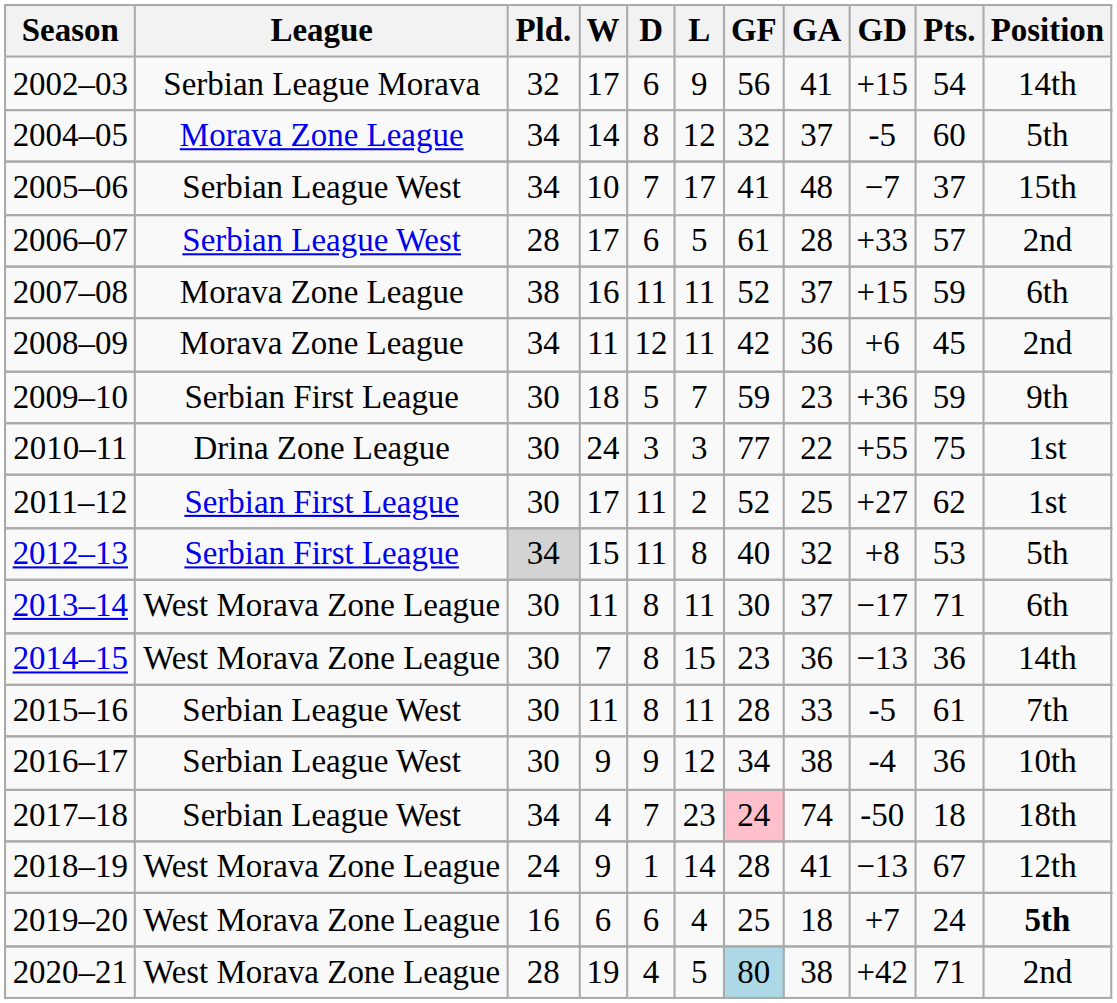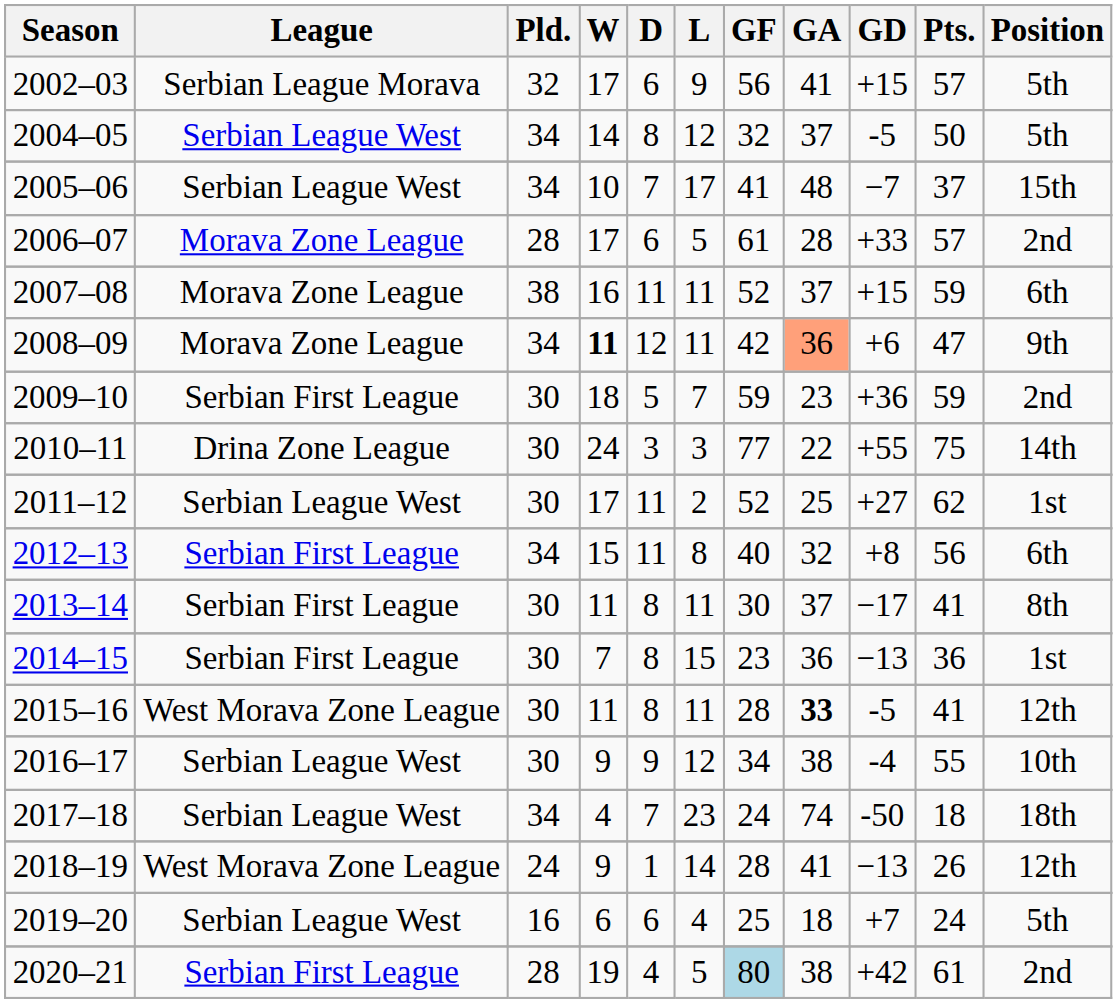(949, 82) 54 -> (949, 82) 57
(1047, 82) 14th -> (1047, 82) 5th
(322, 135) Morava Zone League -> (322, 135) Serbian League West
(949, 135) 60 -> (949, 135) 50
(322, 239) Serbian League West -> (322, 239) Morava Zone League
(603, 344) normal -> (603, 344) bold
(817, 344) no background -> (817, 344) lightsalmon background
(949, 344) 45 -> (949, 344) 47
(1047, 344) 2nd -> (1047, 344) 9th
(1047, 396) 9th -> (1047, 396) 2nd
(1047, 448) 1st -> (1047, 448) 14th
(322, 501) Serbian First League -> (322, 501) Serbian League West
(543, 553) lightgrey background -> (543, 553) no background
(949, 553) 53 -> (949, 553) 56
(1047, 553) 5th -> (1047, 553) 6th
(322, 605) West Morava Zone League -> (322, 605) Serbian First League
(949, 605) 71 -> (949, 605) 41
(1047, 605) 6th -> (1047, 605) 8th
(322, 657) West Morava Zone League -> (322, 657) Serbian First League
(1047, 657) 14th -> (1047, 657) 1st
(322, 710) Serbian League West -> (322, 710) West Morava Zone League
(817, 710) normal -> (817, 710) bold
(949, 710) 61 -> (949, 710) 41
(1047, 710) 7th -> (1047, 710) 12th
(949, 762) 36 -> (949, 762) 55
(754, 814) pink background -> (754, 814) no background
(949, 866) 67 -> (949, 866) 26
(322, 919) West Morava Zone League -> (322, 919) Serbian League West
(1047, 919) bold -> (1047, 919) normal
(322, 971) West Morava Zone League -> (322, 971) Serbian First League
(949, 971) 71 -> (949, 971) 61
